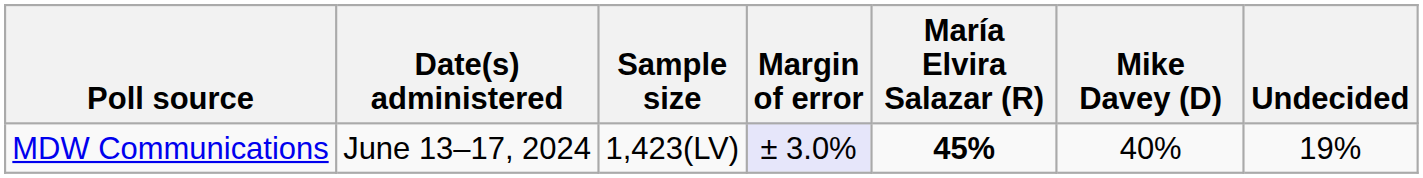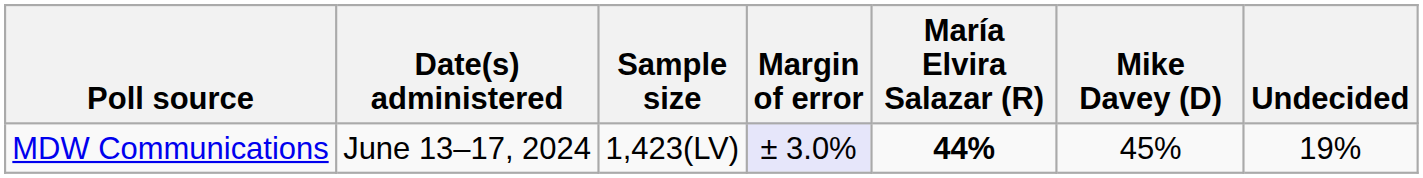(964, 148) 45% -> (964, 148) 44%
(1151, 148) 40% -> (1151, 148) 45%
